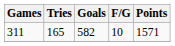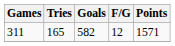(117, 32) 10 -> (117, 32) 12
